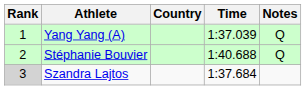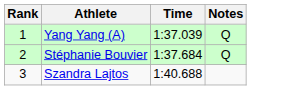- column: (177, 14)
(232, 54) 1:40.688 -> (178, 54) 1:37.684
(23, 74) lightgrey background -> (23, 74) no background
(232, 74) 1:37.684 -> (178, 74) 1:40.688
